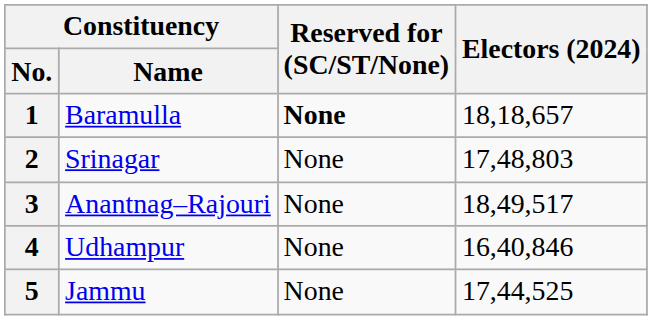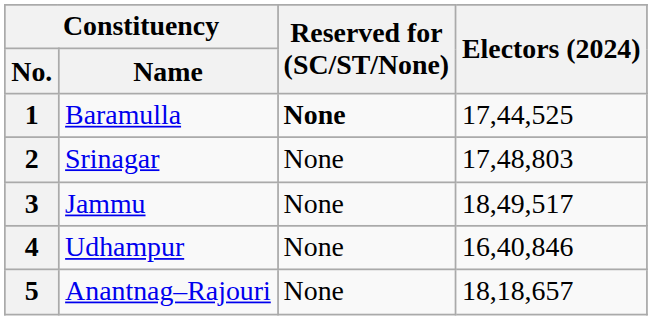(518, 114) 18,18,657 -> (518, 114) 17,44,525
(168, 203) Anantnag–Rajouri -> (105, 203) Jammu
(105, 291) Jammu -> (168, 291) Anantnag–Rajouri
(518, 291) 17,44,525 -> (518, 291) 18,18,657
